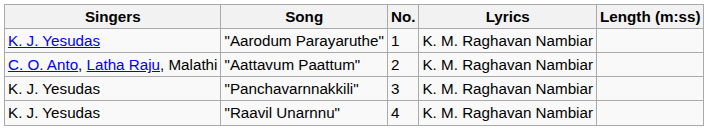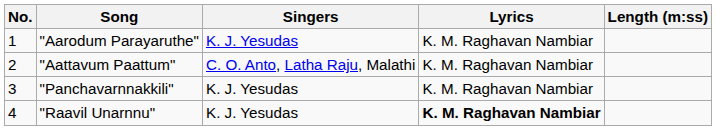columns swapped: (403, 17) <-> (113, 17)
(508, 113) normal -> (512, 113) bold
